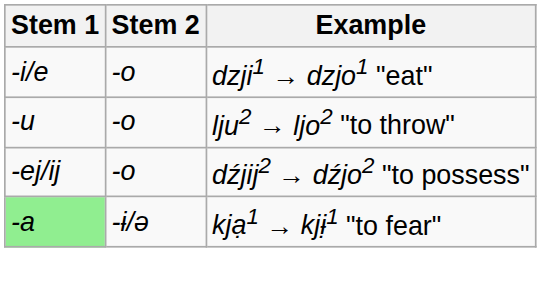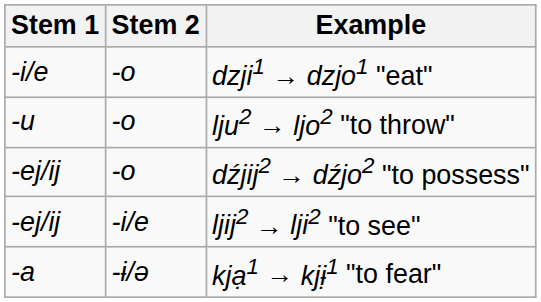+ row: (316, 221)
(23, 221) lightgreen background -> (23, 271) no background
